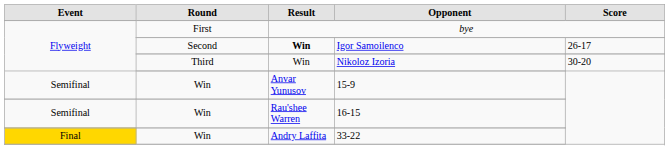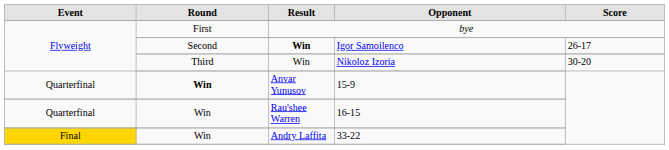(70, 84) Semifinal -> (70, 84) Quarterfinal
(202, 84) normal -> (202, 84) bold
(70, 113) Semifinal -> (70, 113) Quarterfinal
